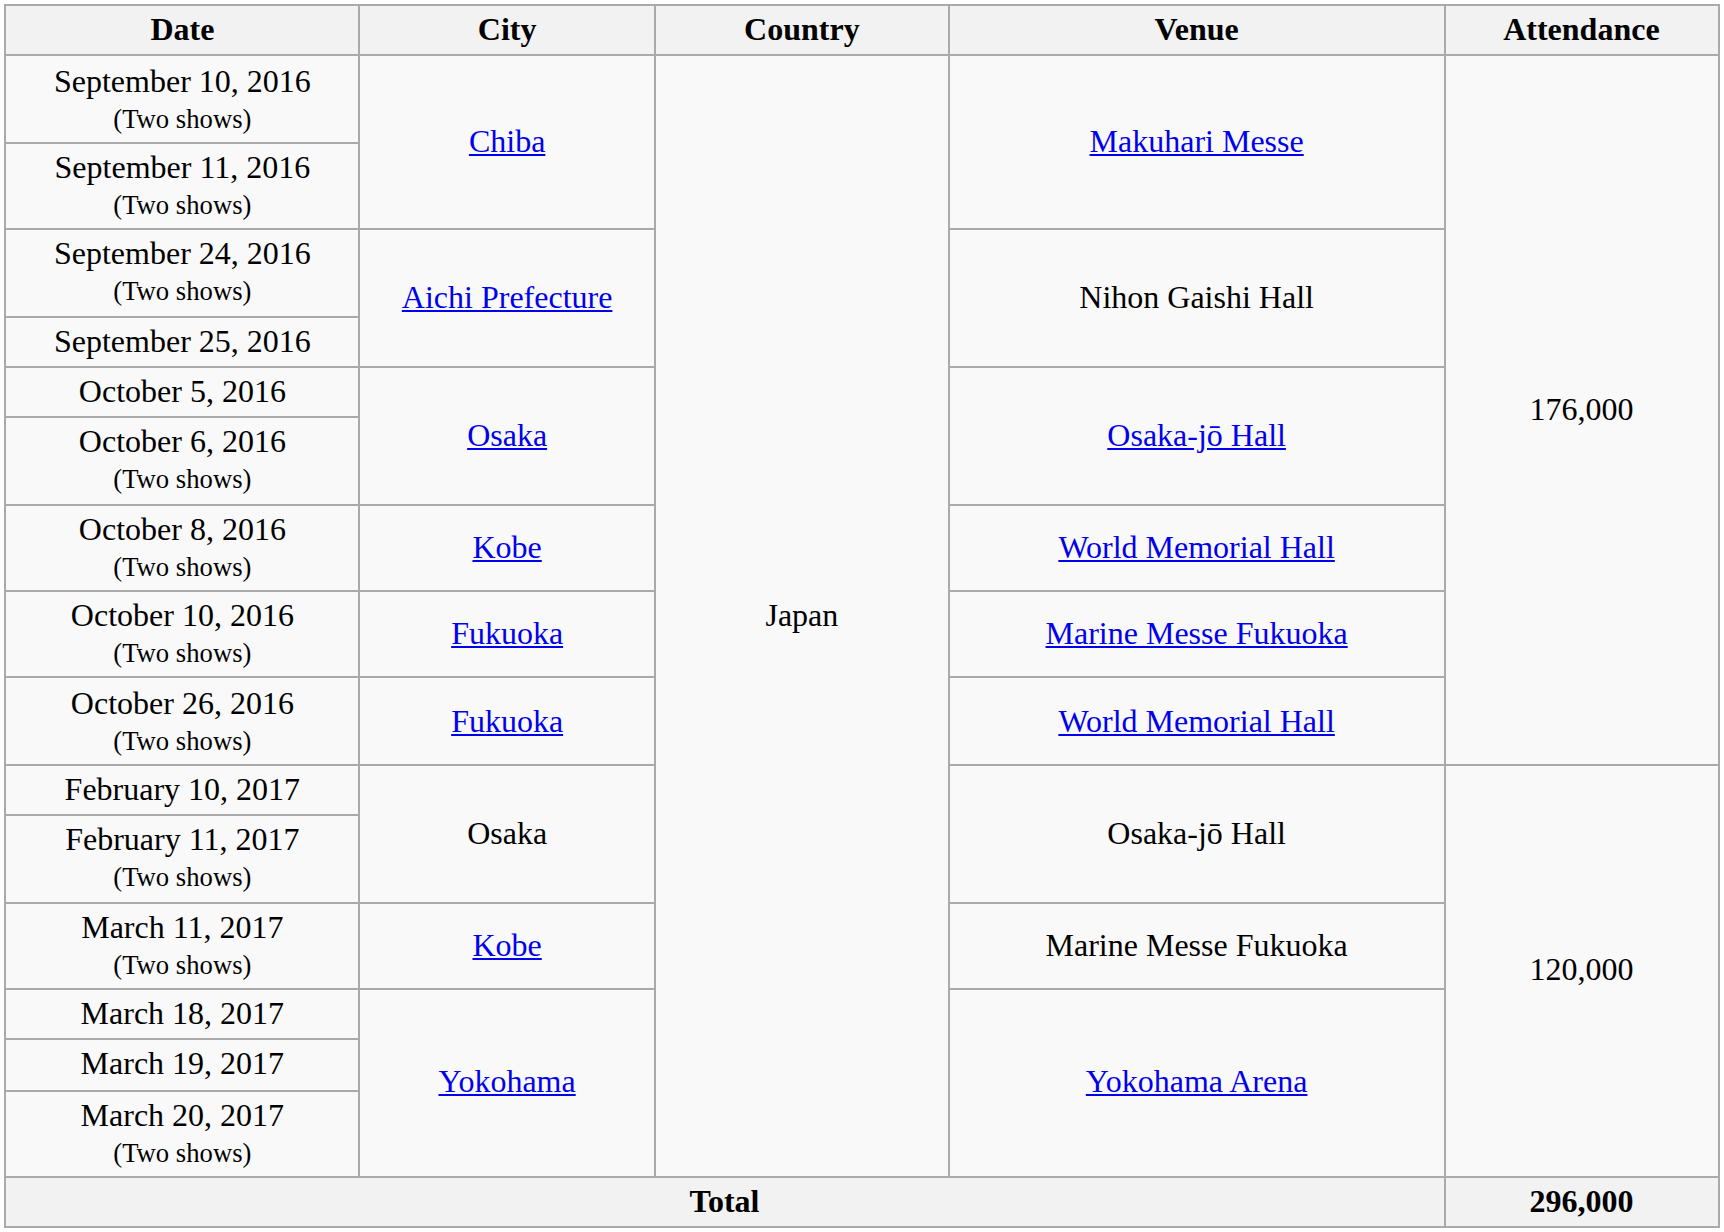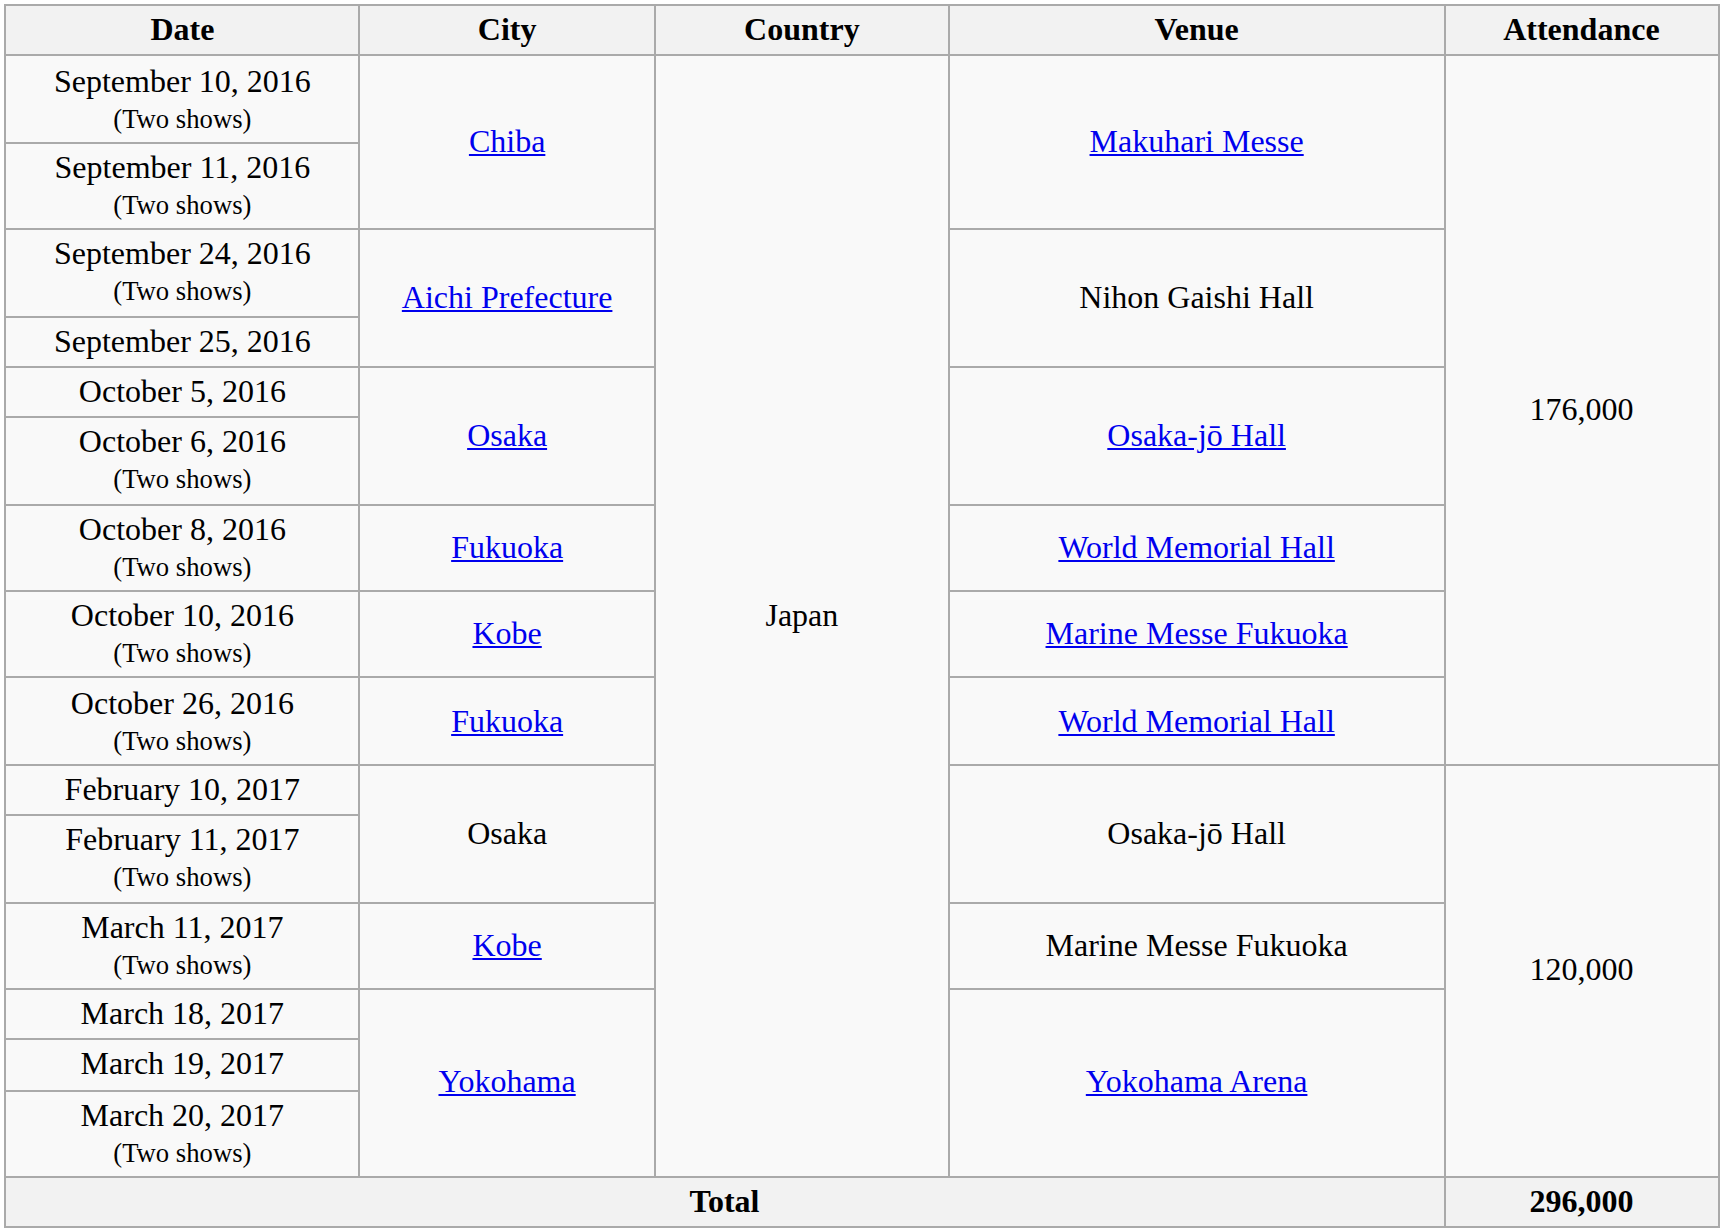(507, 547) Kobe -> (507, 547) Fukuoka
(507, 633) Fukuoka -> (507, 633) Kobe
